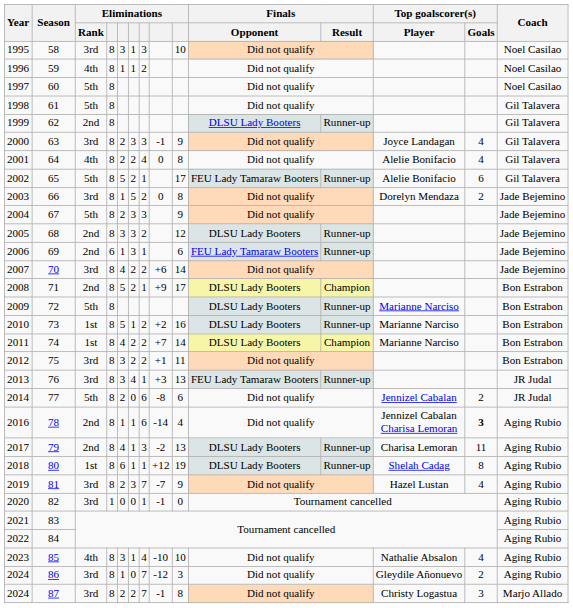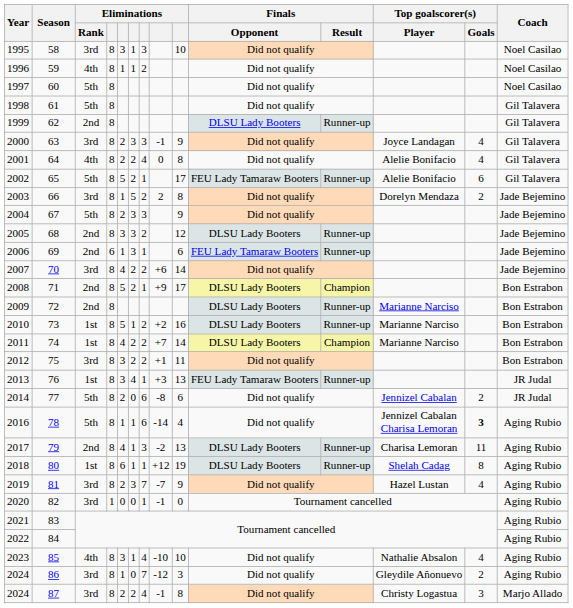(161, 196) 0 -> (161, 196) 2
(91, 306) 5th -> (91, 306) 2nd
(91, 379) 3rd -> (91, 379) 1st
(91, 422) 2nd -> (91, 422) 5th
(144, 594) 7 -> (144, 594) 4
